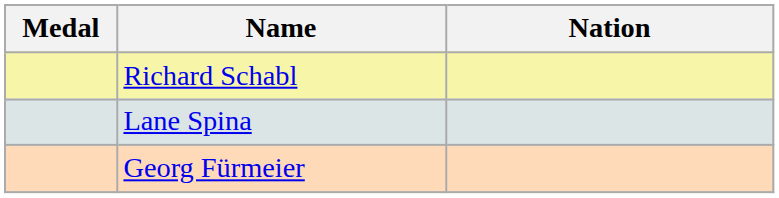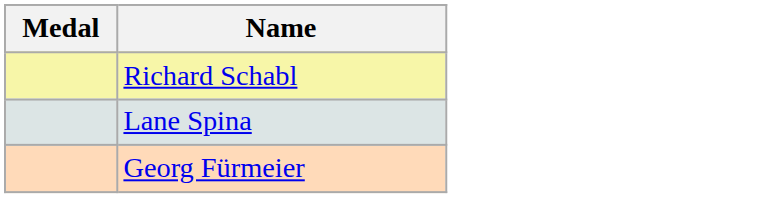- column: (610, 28)
